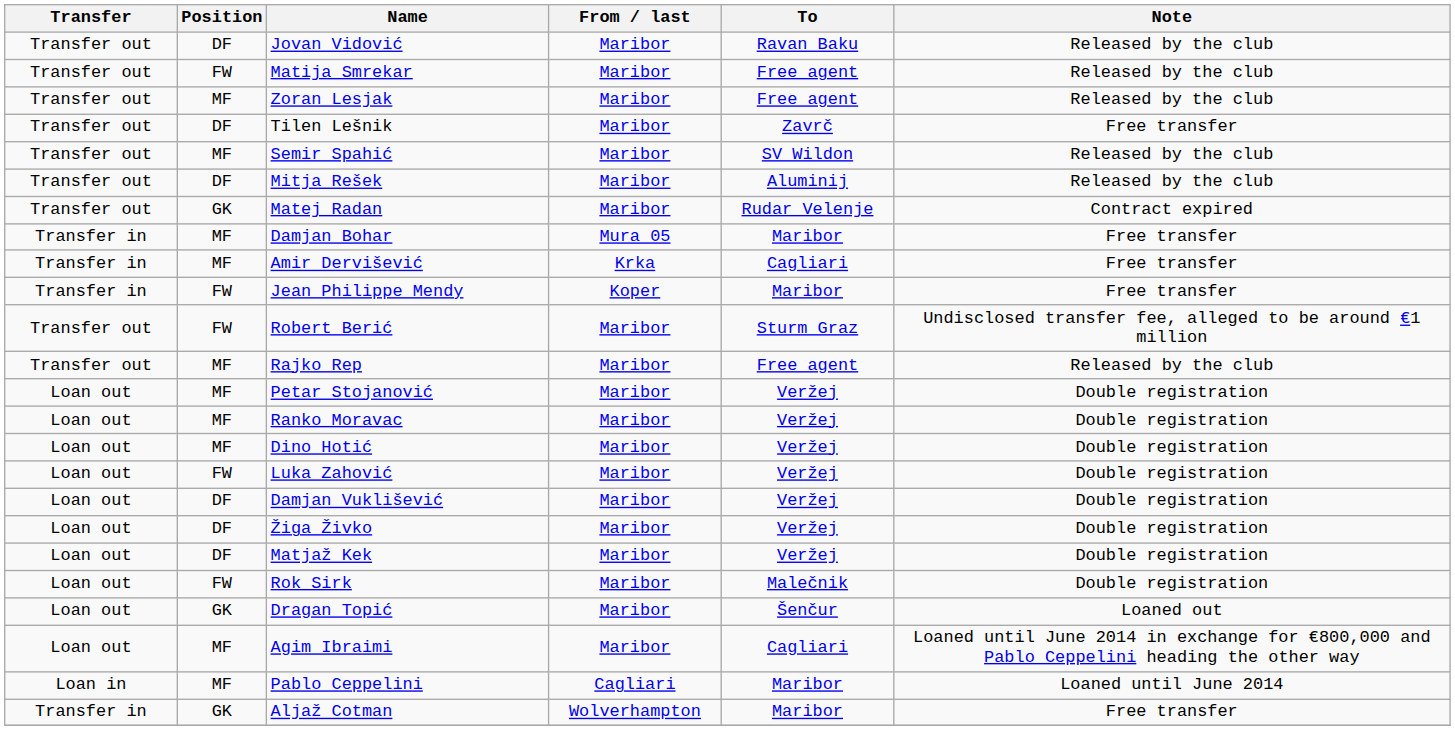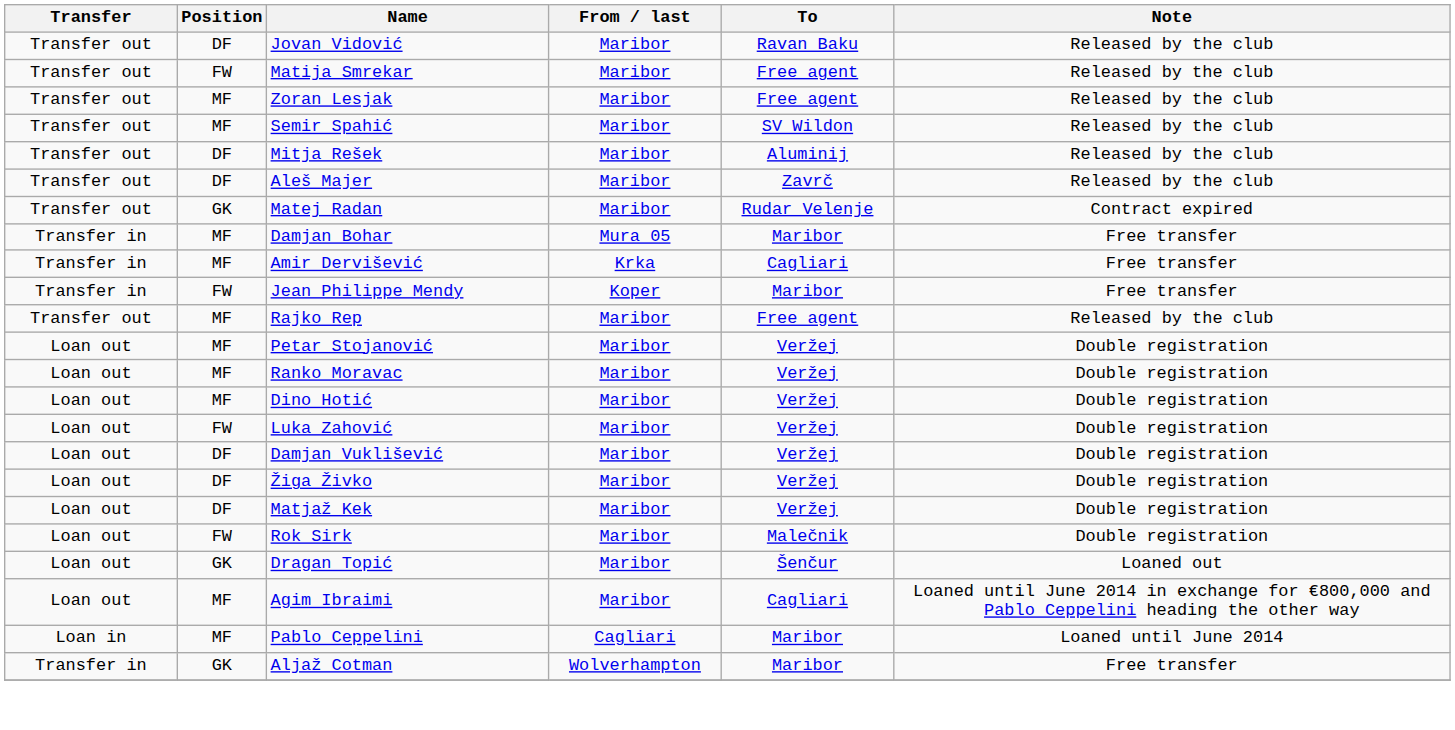- row: (332, 128)
+ row: (321, 183)
- row: (332, 329)
